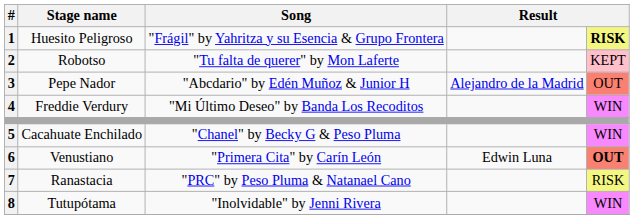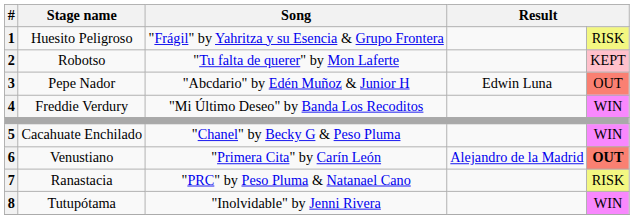(608, 38) bold -> (608, 38) normal
(517, 83) Alejandro de la Madrid -> (517, 83) Edwin Luna
(517, 157) Edwin Luna -> (517, 157) Alejandro de la Madrid
